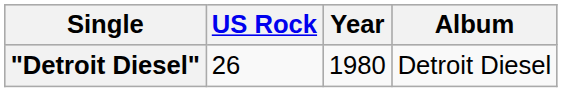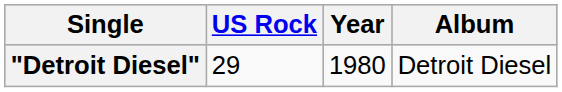(226, 65) 26 -> (226, 65) 29
